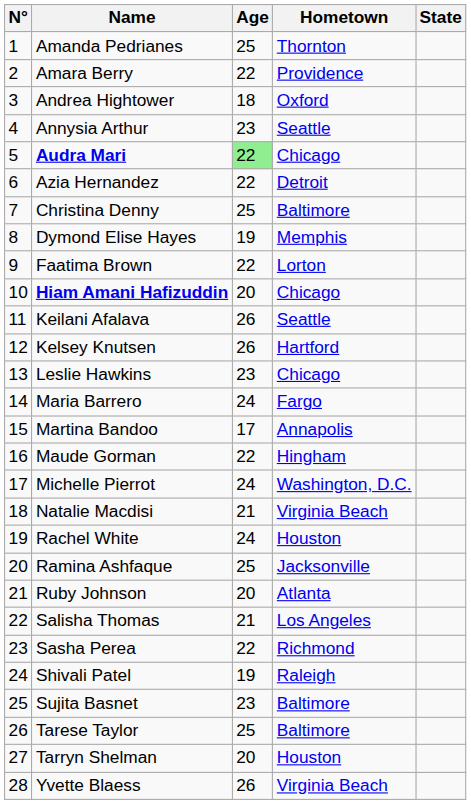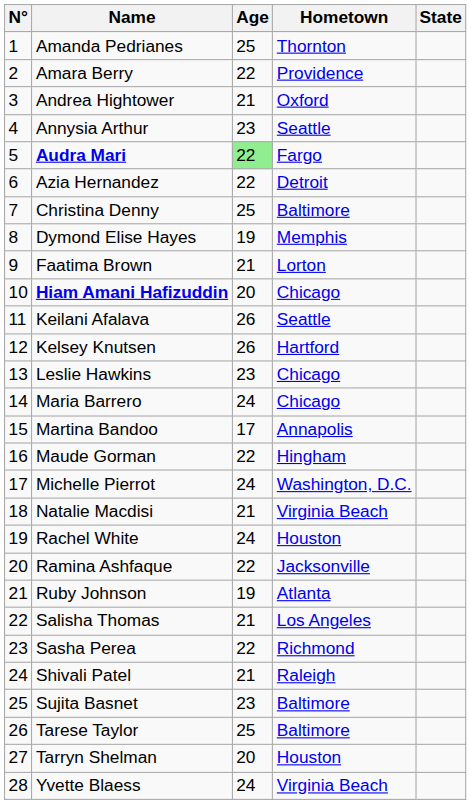(246, 100) 18 -> (246, 100) 21
(309, 155) Chicago -> (299, 155) Fargo
(246, 264) 22 -> (246, 264) 21
(299, 401) Fargo -> (309, 401) Chicago
(246, 566) 25 -> (246, 566) 22
(246, 593) 20 -> (246, 593) 19
(246, 675) 19 -> (246, 675) 21
(246, 785) 26 -> (246, 785) 24
